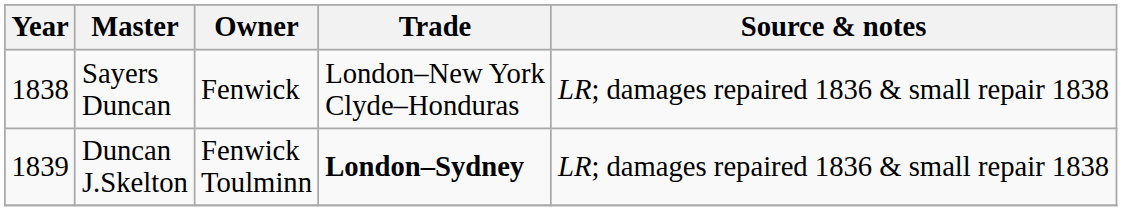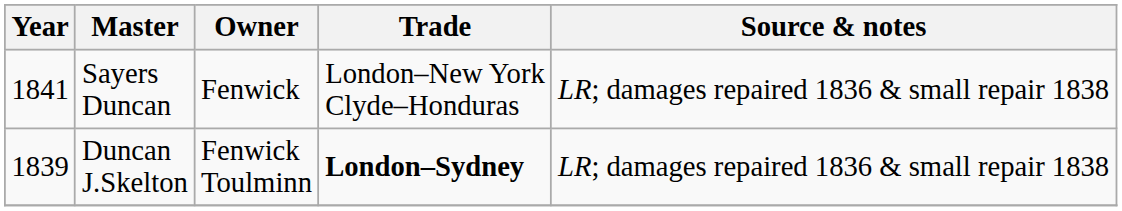(40, 88) 1838 -> (40, 88) 1841
